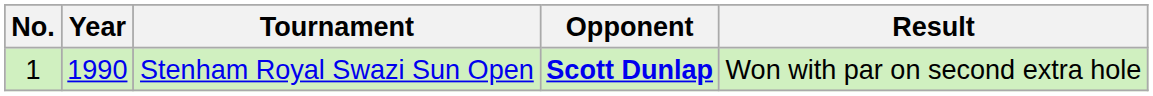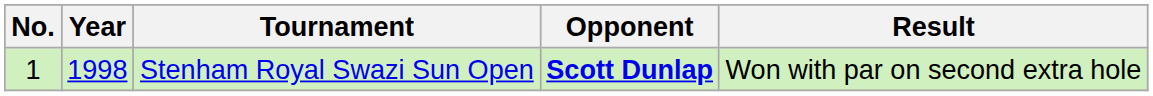(97, 69) 1990 -> (97, 69) 1998
